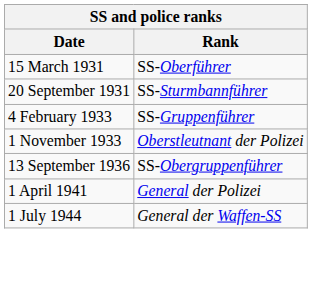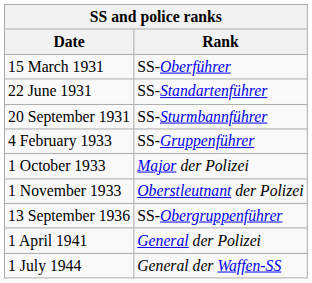+ row: (50, 91)
+ row: (57, 166)
